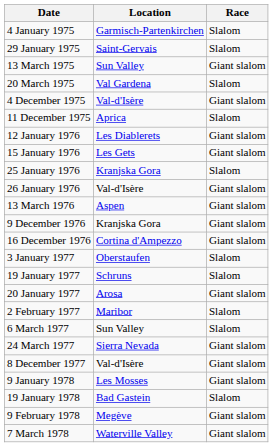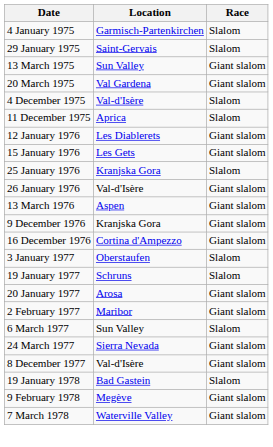(225, 83) Slalom -> (237, 83) Giant slalom
(237, 100) Giant slalom -> (225, 100) Slalom
(225, 310) Slalom -> (237, 310) Giant slalom
- row: (41, 380)
